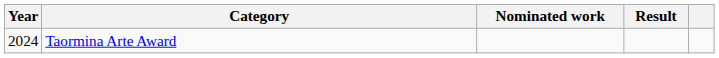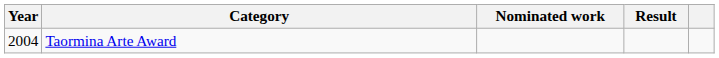(23, 40) 2024 -> (23, 40) 2004
